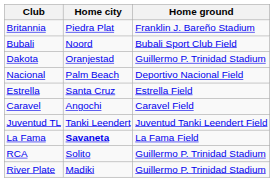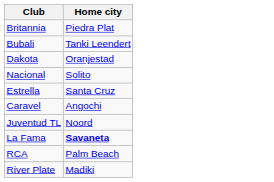- column: (201, 12)
(79, 43) Noord -> (98, 43) Tanki Leendert
(92, 75) Palm Beach -> (78, 75) Solito
(98, 122) Tanki Leendert -> (79, 122) Noord
(78, 153) Solito -> (92, 153) Palm Beach
